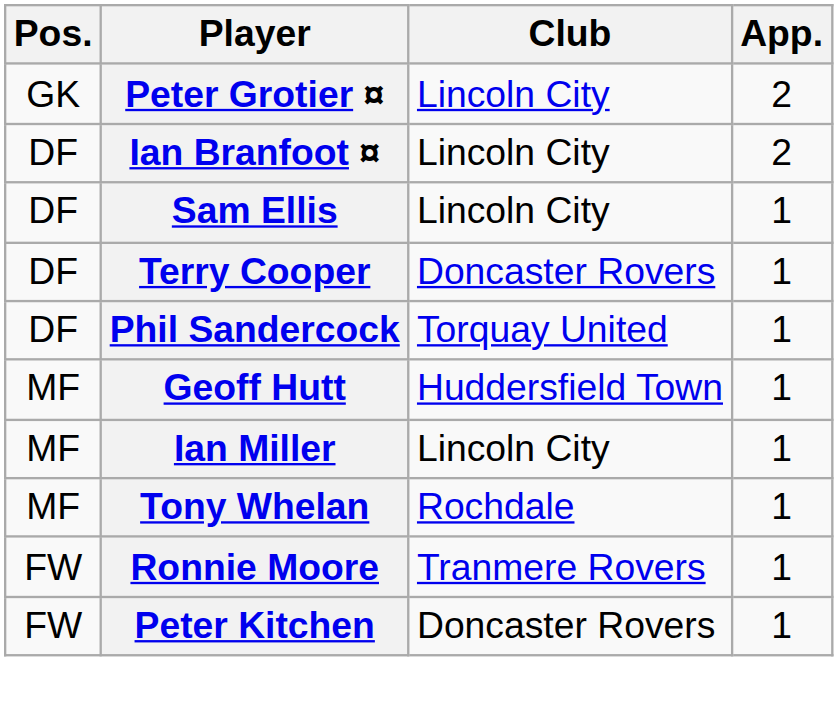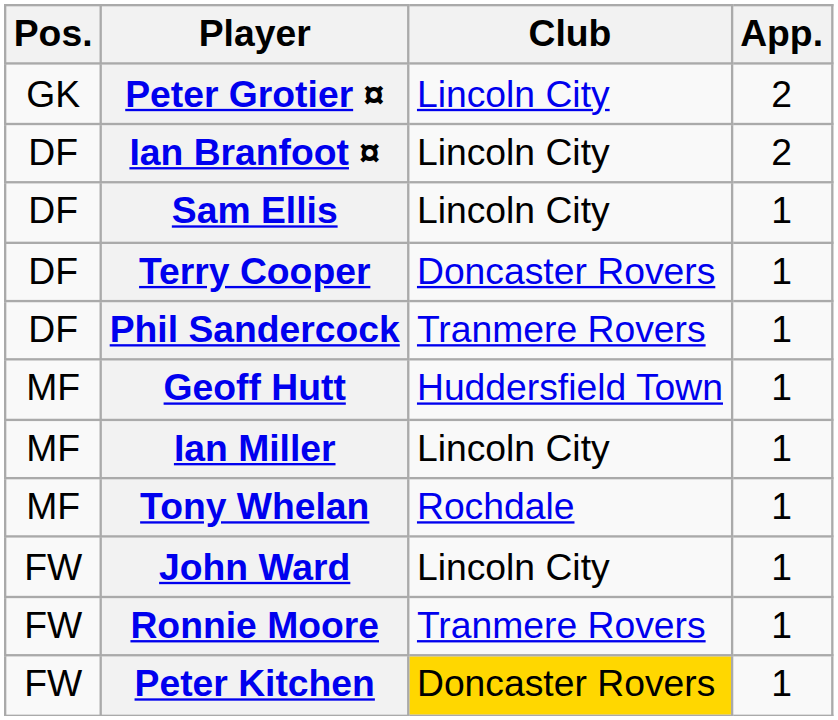(542, 329) Torquay United -> (561, 329) Tranmere Rovers
+ row: (255, 566)
(566, 625) no background -> (566, 684) gold background
